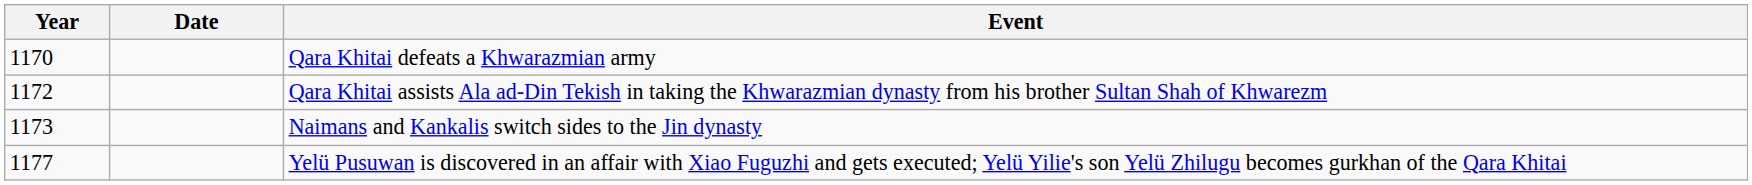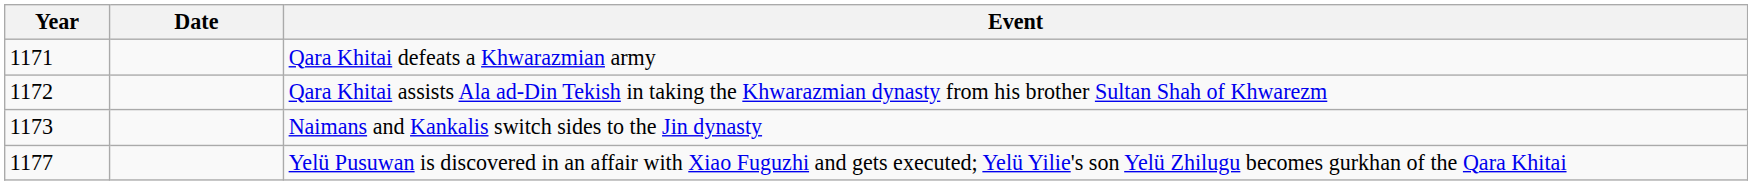(31, 57) 1170 -> (31, 57) 1171
